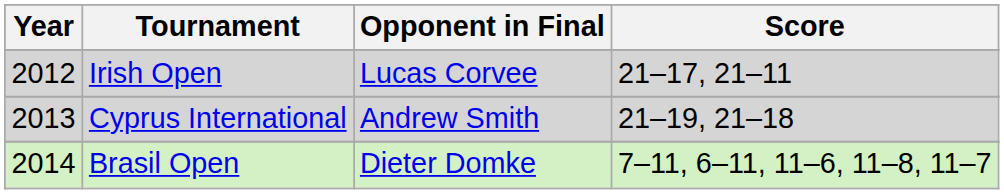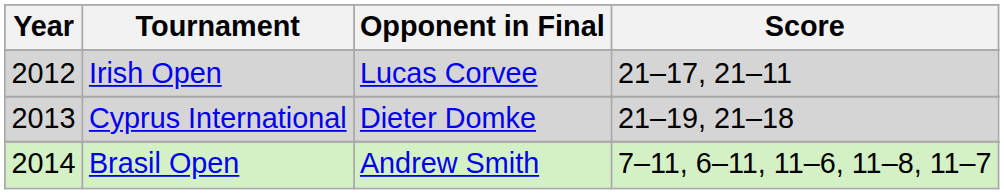(450, 118) Andrew Smith -> (448, 118) Dieter Domke
(448, 164) Dieter Domke -> (450, 164) Andrew Smith
